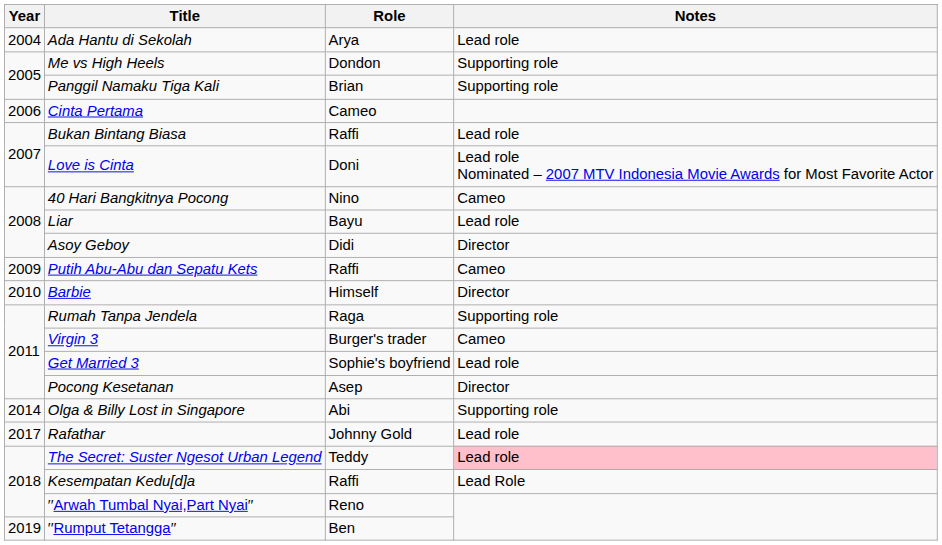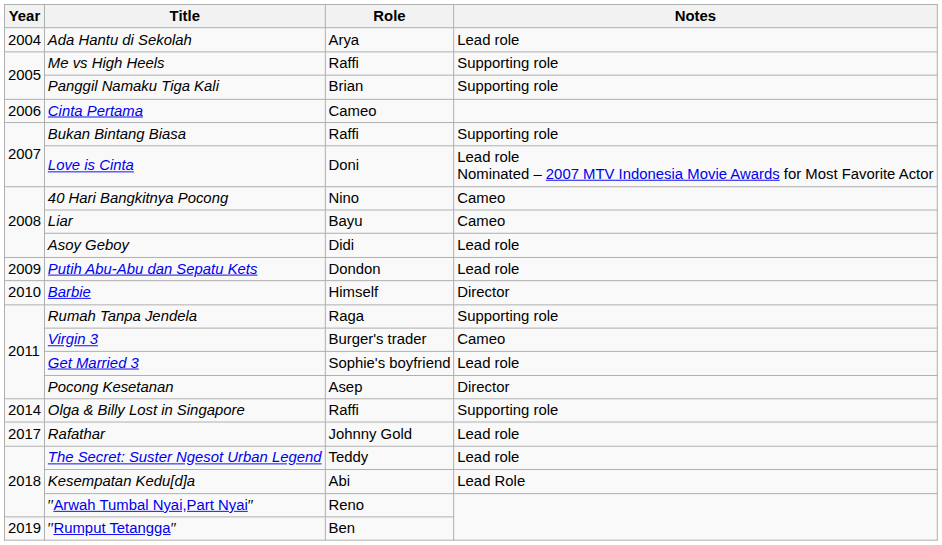(355, 63) Dondon -> (344, 63) Raffi
(488, 134) Lead role -> (508, 134) Supporting role
(488, 221) Lead role -> (481, 221) Cameo
(483, 245) Director -> (488, 245) Lead role
(344, 269) Raffi -> (355, 269) Dondon
(481, 269) Cameo -> (488, 269) Lead role
(339, 410) Abi -> (344, 410) Raffi
(488, 457) pink background -> (488, 457) no background
(344, 481) Raffi -> (339, 481) Abi
